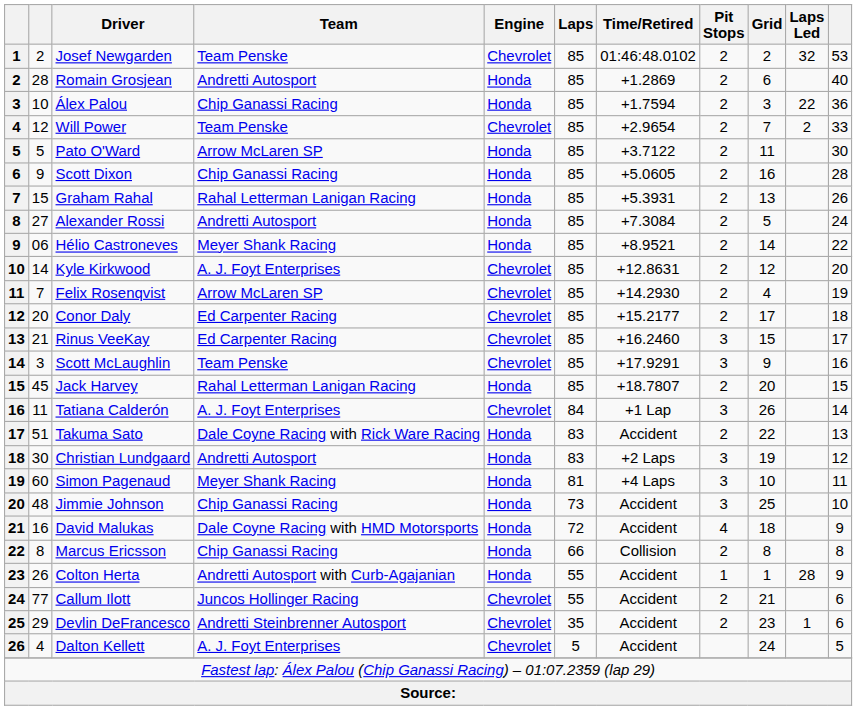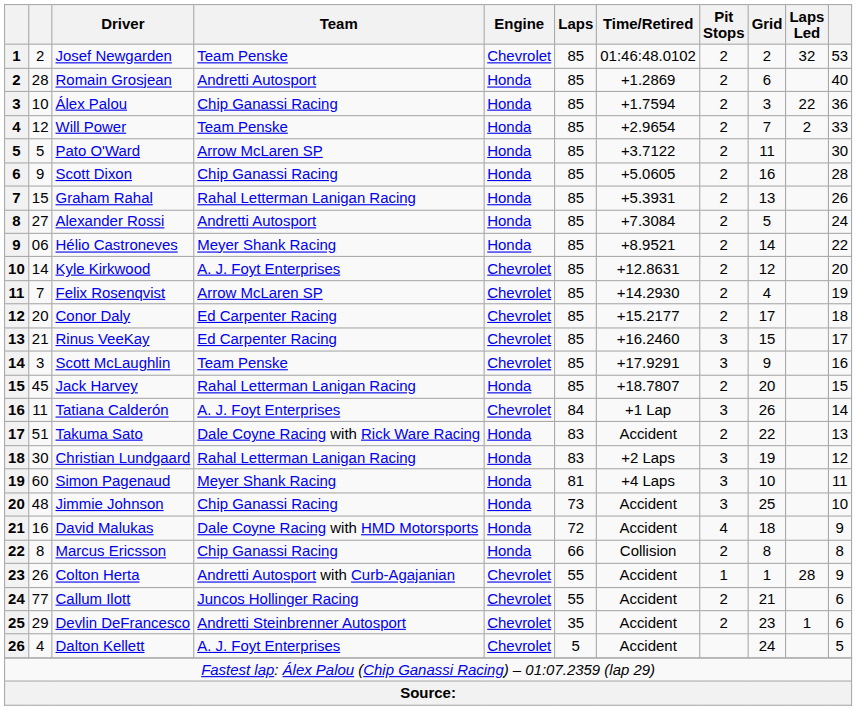(519, 127) Chevrolet -> (509, 127) Honda
(257, 457) Andretti Autosport -> (307, 457) Rahal Letterman Lanigan Racing
(509, 575) Honda -> (519, 575) Chevrolet
